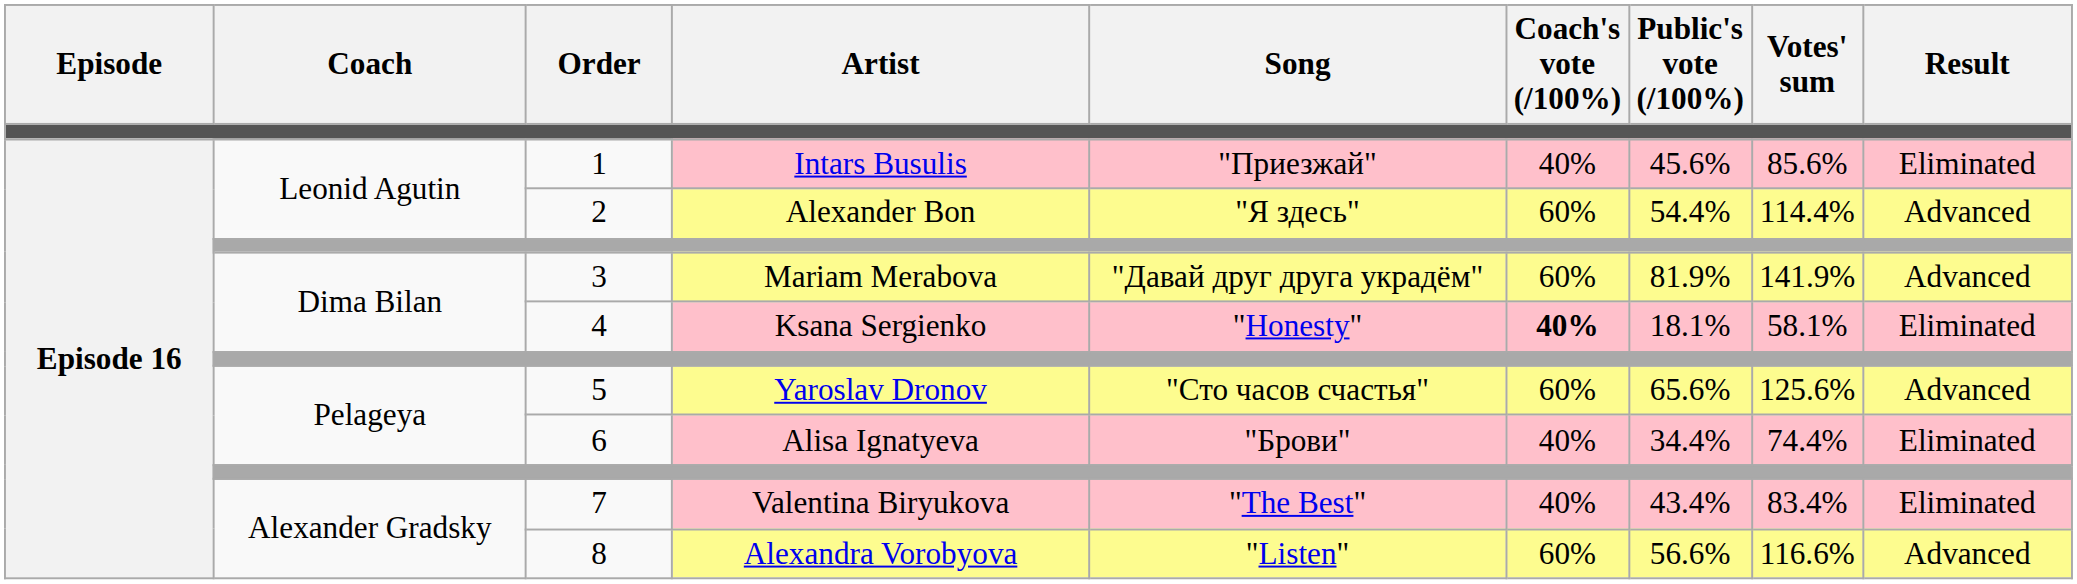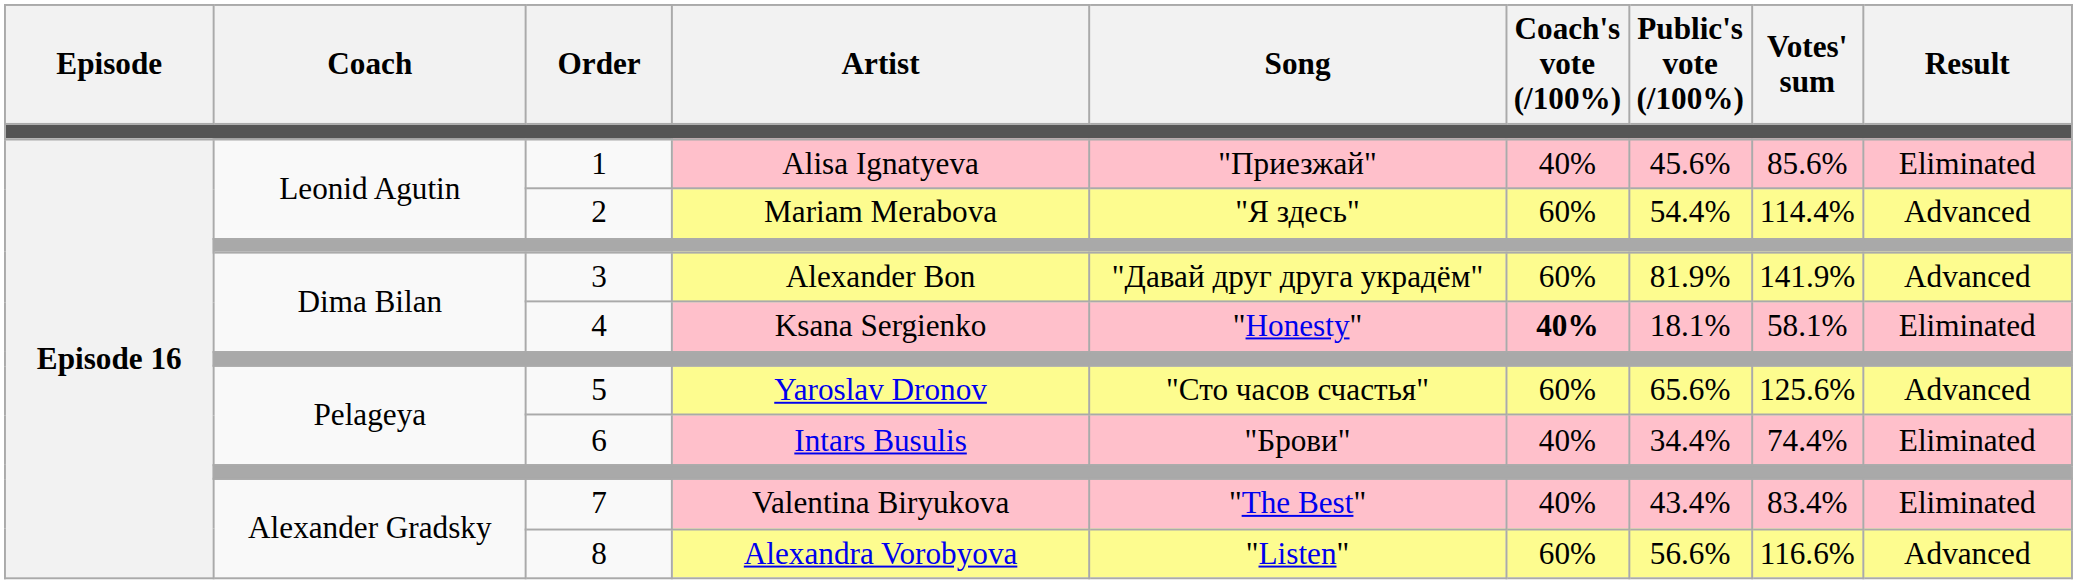(881, 163) Intars Busulis -> (881, 163) Alisa Ignatyeva
(881, 212) Alexander Bon -> (881, 212) Mariam Merabova
(881, 276) Mariam Merabova -> (881, 276) Alexander Bon
(881, 439) Alisa Ignatyeva -> (881, 439) Intars Busulis
